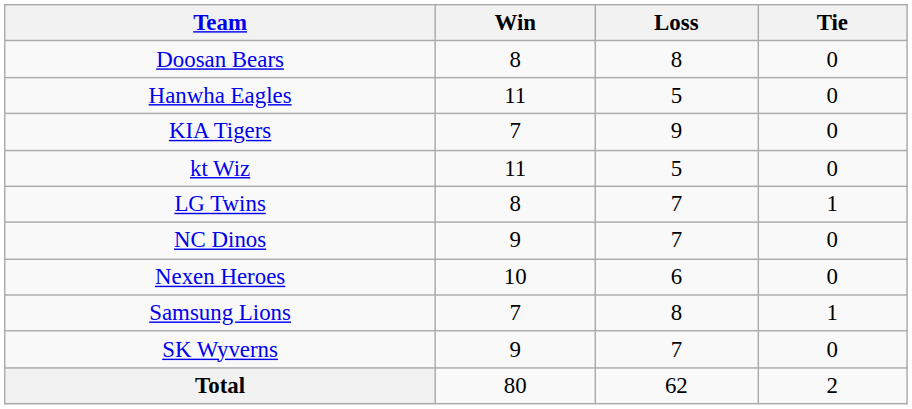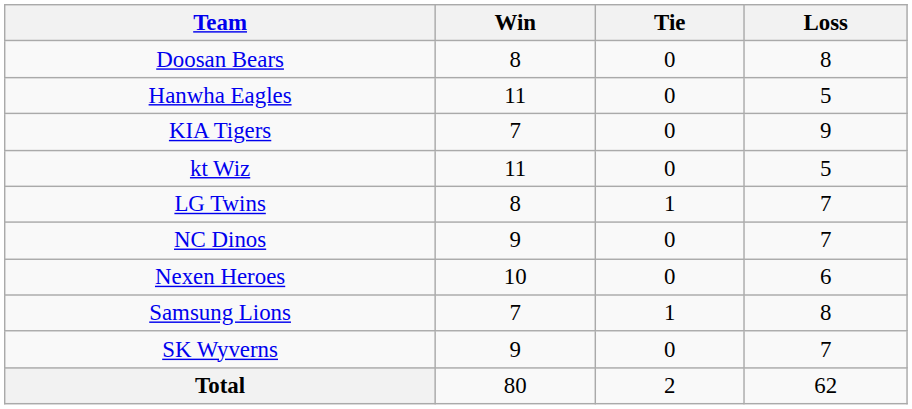columns swapped: (676, 22) <-> (832, 22)
